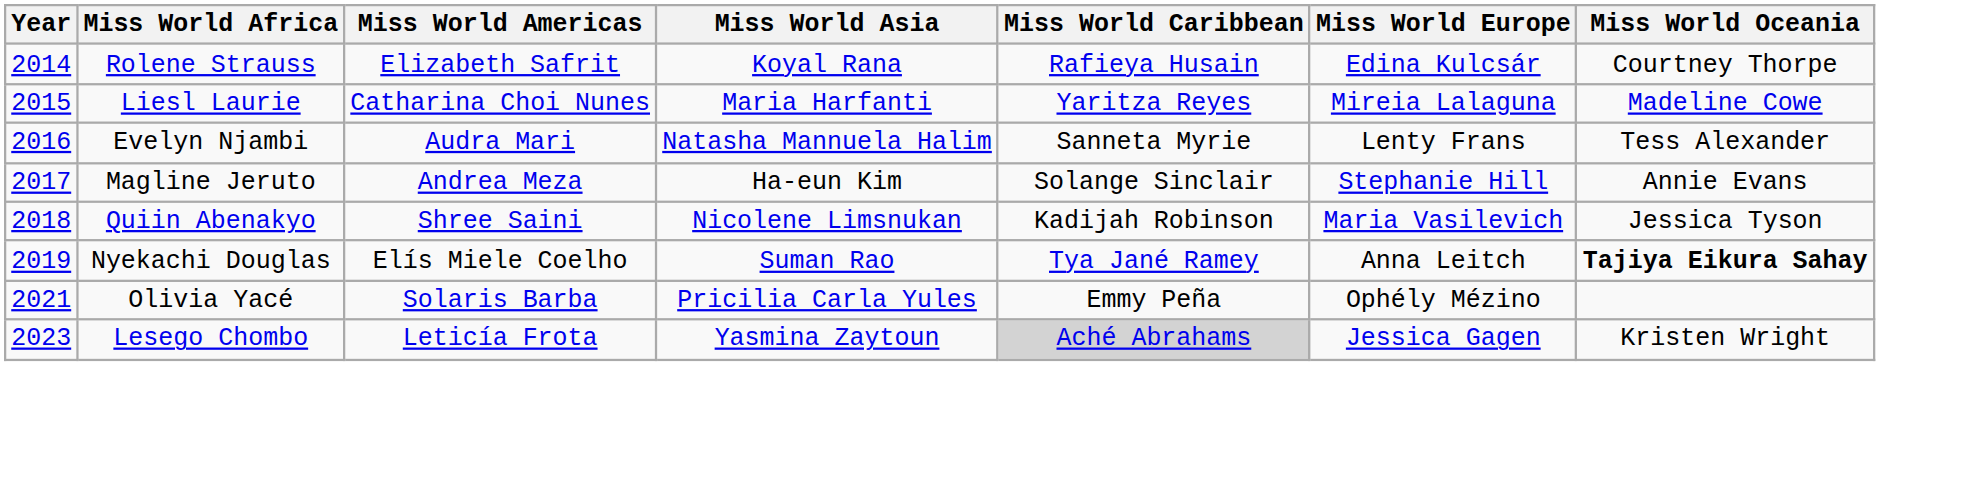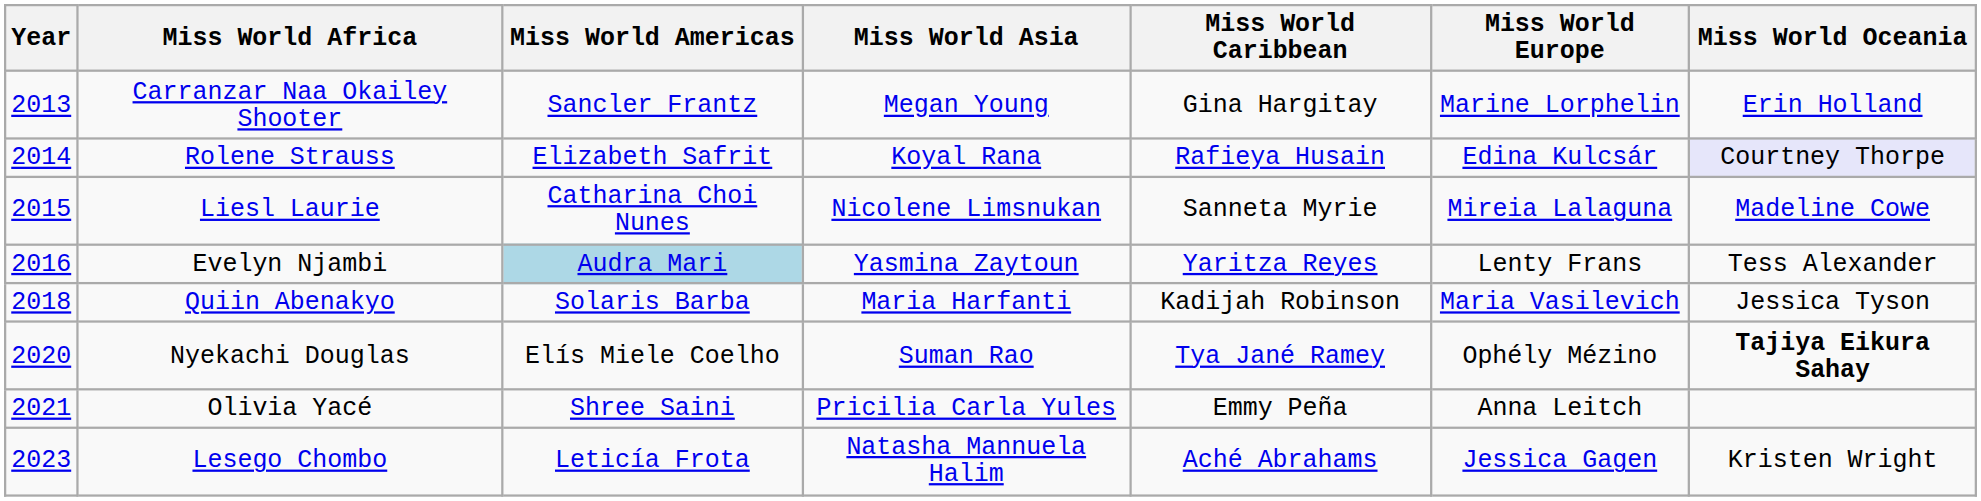+ row: (290, 105)
(1725, 64) no background -> (1833, 158) lavender background
(827, 104) Maria Harfanti -> (966, 211) Nicolene Limsnukan
(1154, 104) Yaritza Reyes -> (1280, 211) Sanneta Myrie
(500, 143) no background -> (652, 264) lightblue background
(827, 143) Natasha Mannuela Halim -> (966, 264) Yasmina Zaytoun
(1154, 143) Sanneta Myrie -> (1280, 264) Yaritza Reyes
- row: (211, 182)
(500, 222) Shree Saini -> (652, 303) Solaris Barba
(827, 222) Nicolene Limsnukan -> (966, 303) Maria Harfanti
(41, 261) 2019 -> (41, 356) 2020
(1443, 261) Anna Leitch -> (1560, 356) Ophély Mézino
(500, 300) Solaris Barba -> (652, 409) Shree Saini
(1443, 300) Ophély Mézino -> (1560, 409) Anna Leitch
(827, 340) Yasmina Zaytoun -> (966, 462) Natasha Mannuela Halim
(1154, 340) lightgrey background -> (1280, 462) no background
